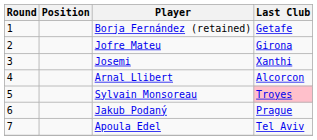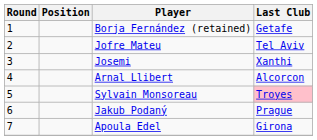(274, 45) Girona -> (280, 45) Tel Aviv
(280, 127) Tel Aviv -> (274, 127) Girona
